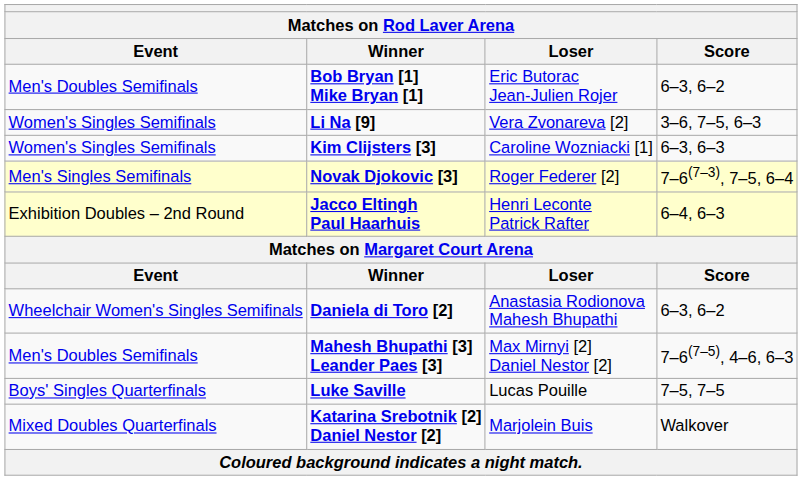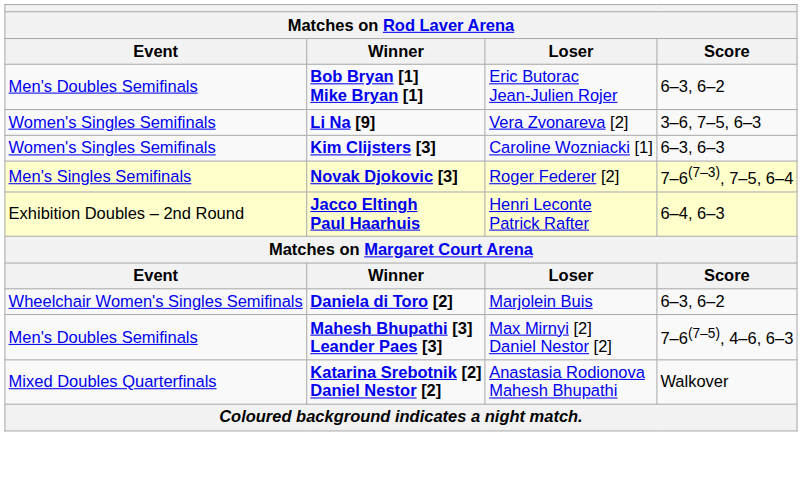(567, 311) Anastasia Rodionova Mahesh Bhupathi -> (541, 301) Marjolein Buis
- row: (358, 391)
(541, 426) Marjolein Buis -> (567, 382) Anastasia Rodionova Mahesh Bhupathi
